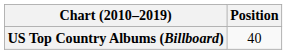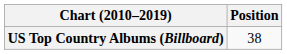(254, 37) 40 -> (254, 37) 38
